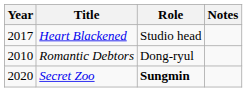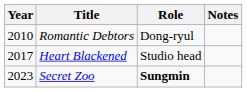rows swapped: (87, 55) <-> (83, 35)
(20, 76) 2020 -> (20, 76) 2023
